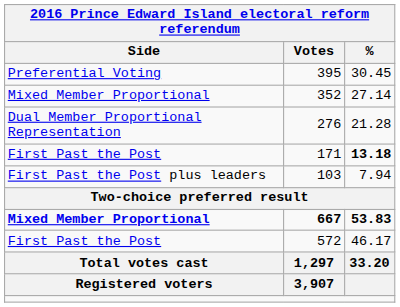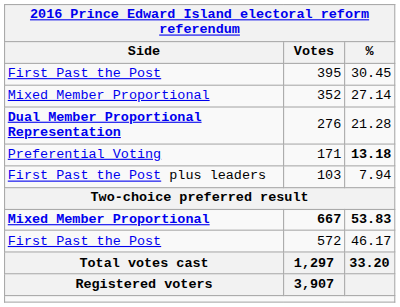(84, 74) Preferential Voting -> (84, 74) First Past the Post
(105, 126) normal -> (105, 126) bold
(84, 155) First Past the Post -> (84, 155) Preferential Voting
